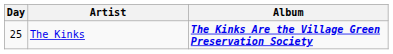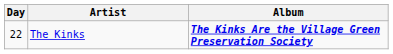(16, 35) 25 -> (16, 35) 22
